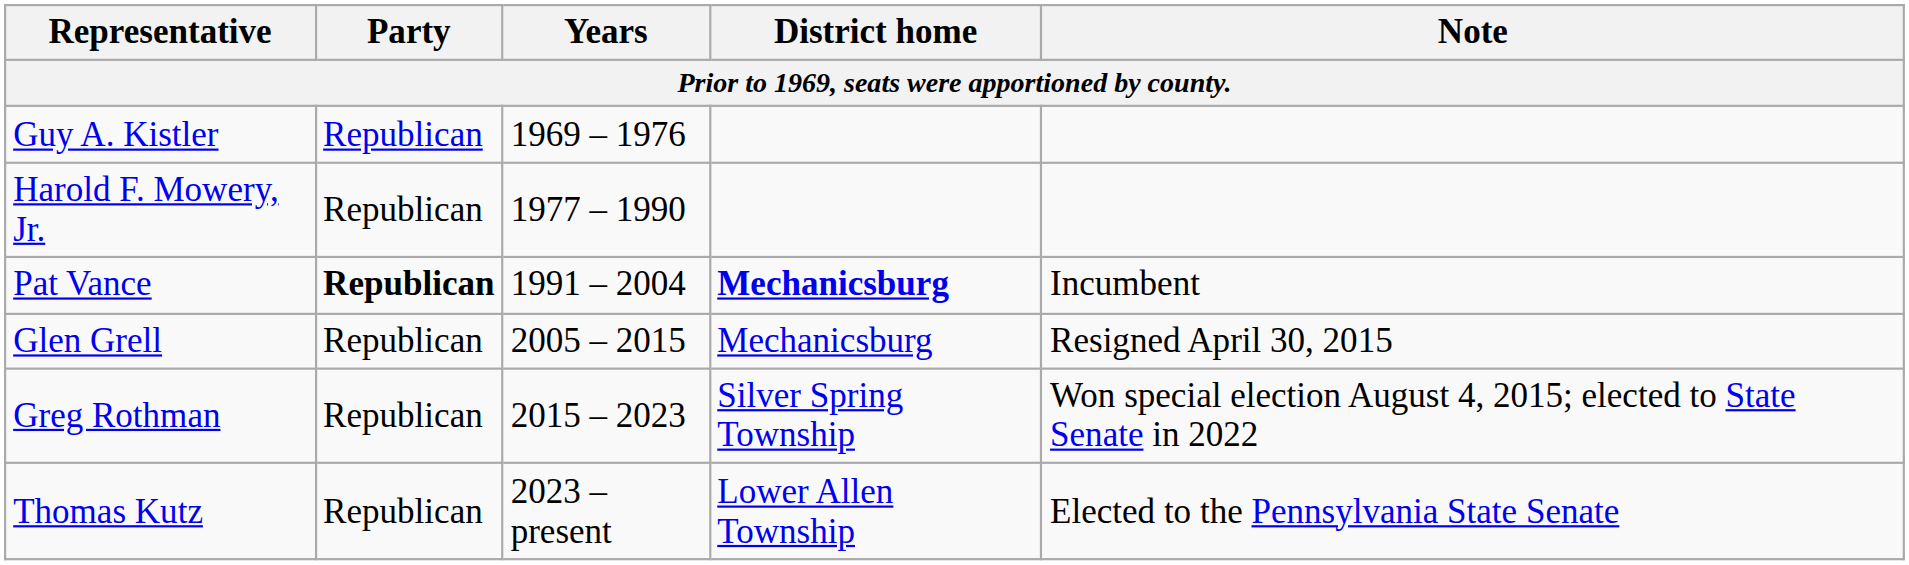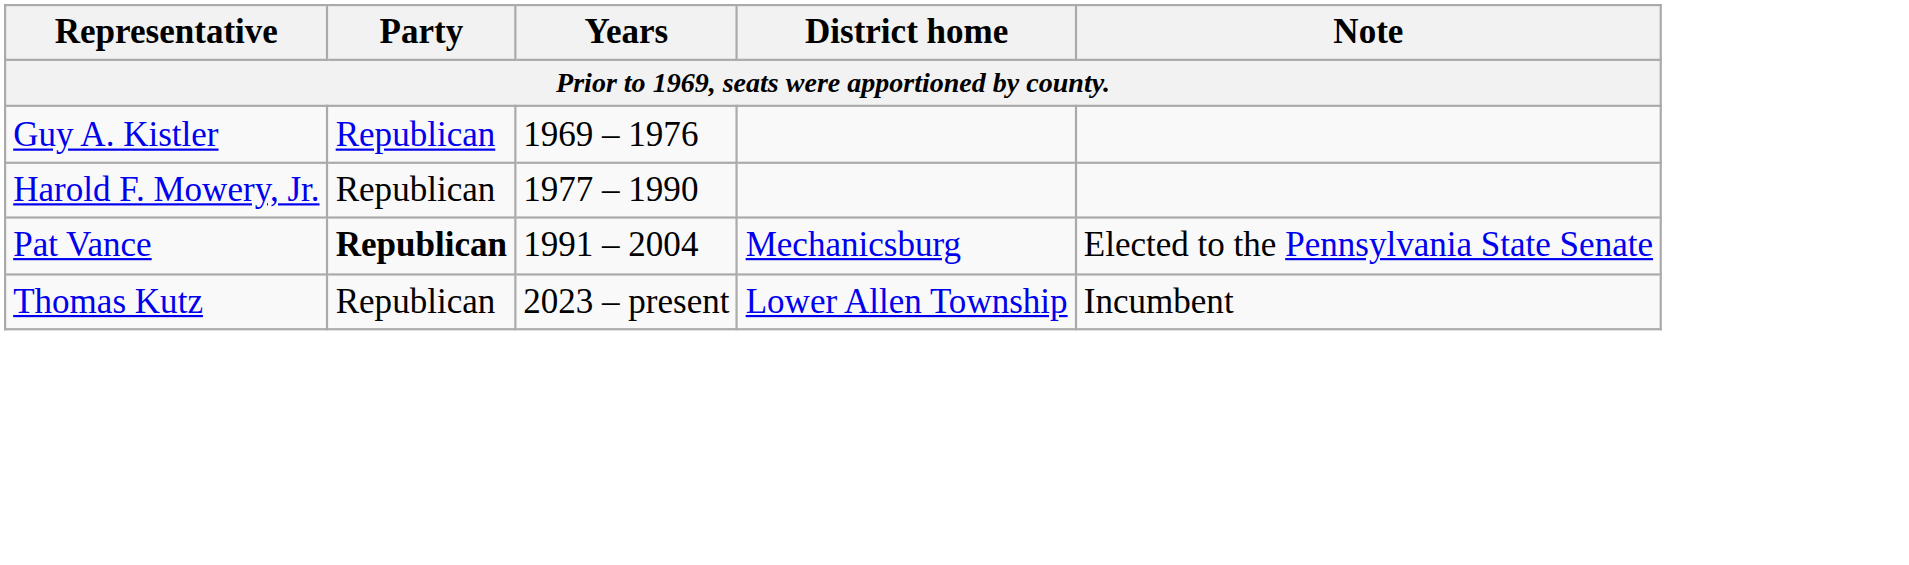(833, 284) bold -> (853, 245) normal
(1125, 284) Incumbent -> (1368, 245) Elected to the Pennsylvania State Senate
- row: (88, 340)
- row: (117, 415)
(1335, 510) Elected to the Pennsylvania State Senate -> (1159, 300) Incumbent
